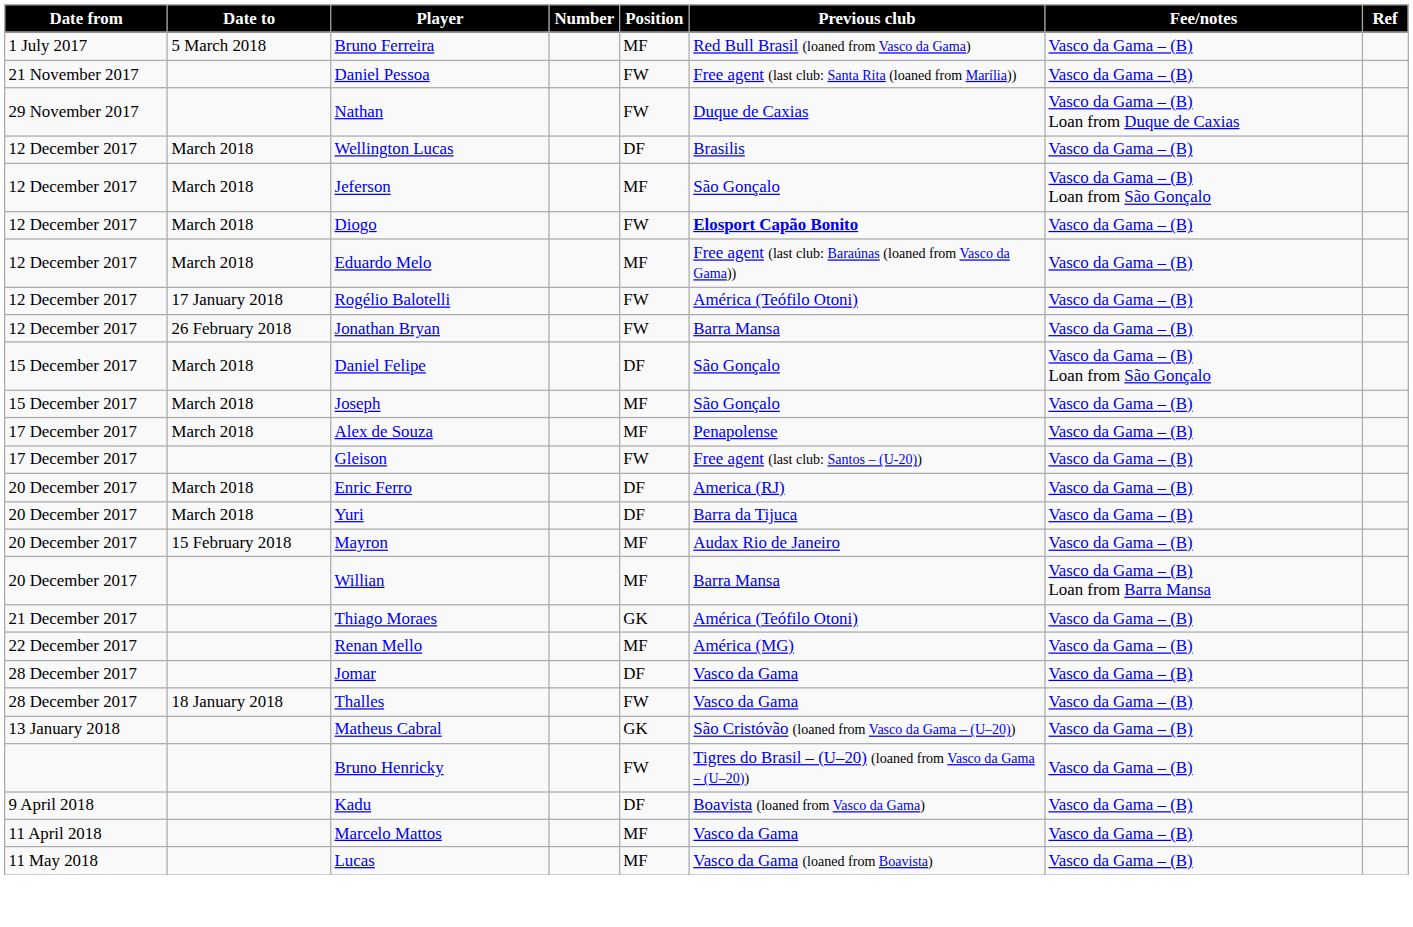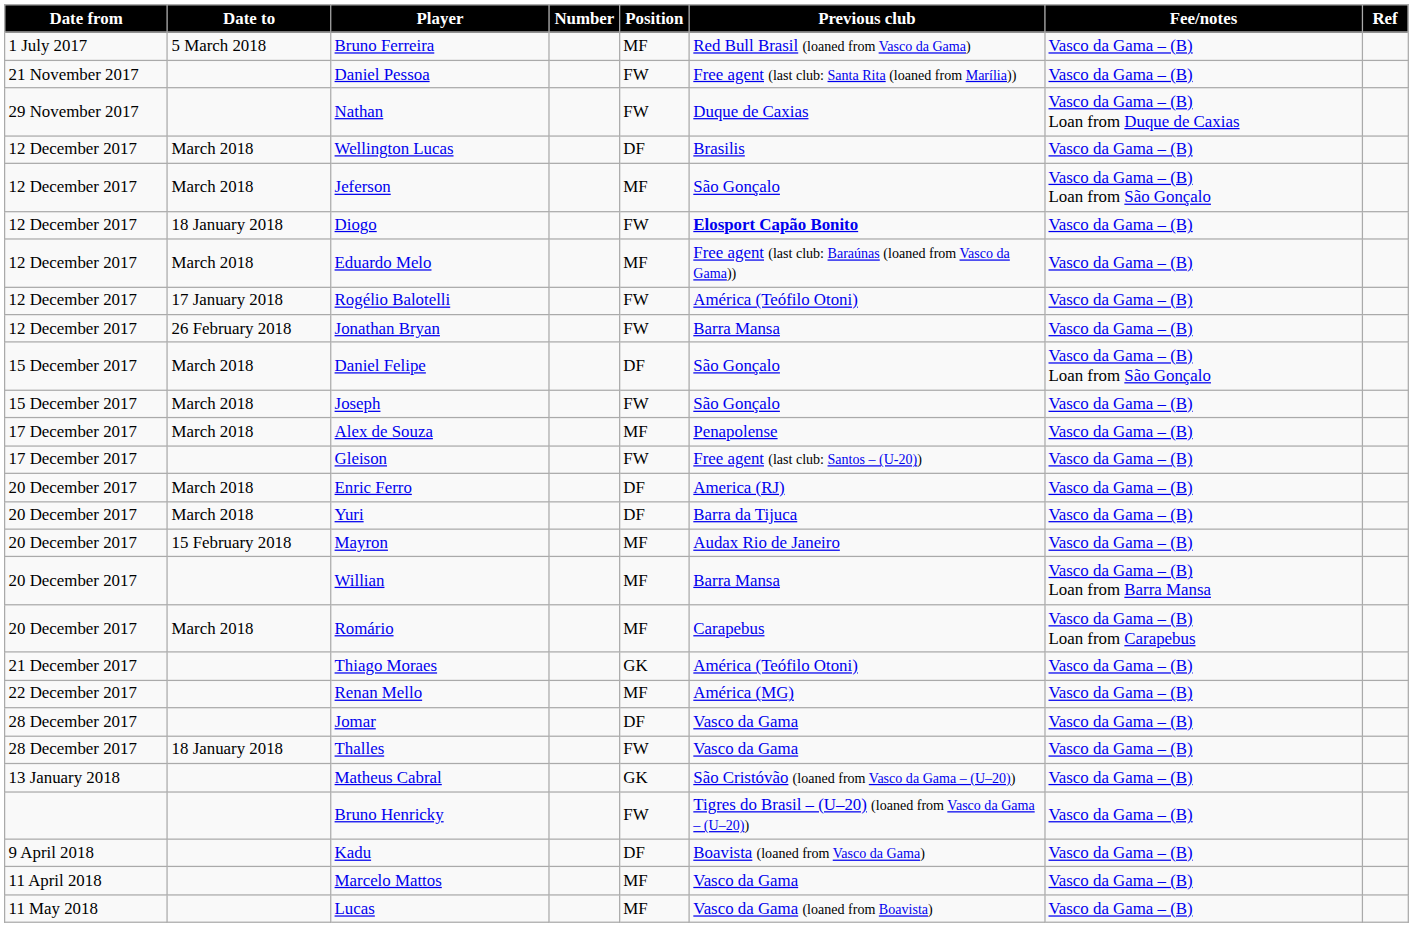(213, 224) March 2018 -> (227, 224) 18 January 2018
(636, 403) MF -> (636, 403) FW
+ row: (364, 627)
